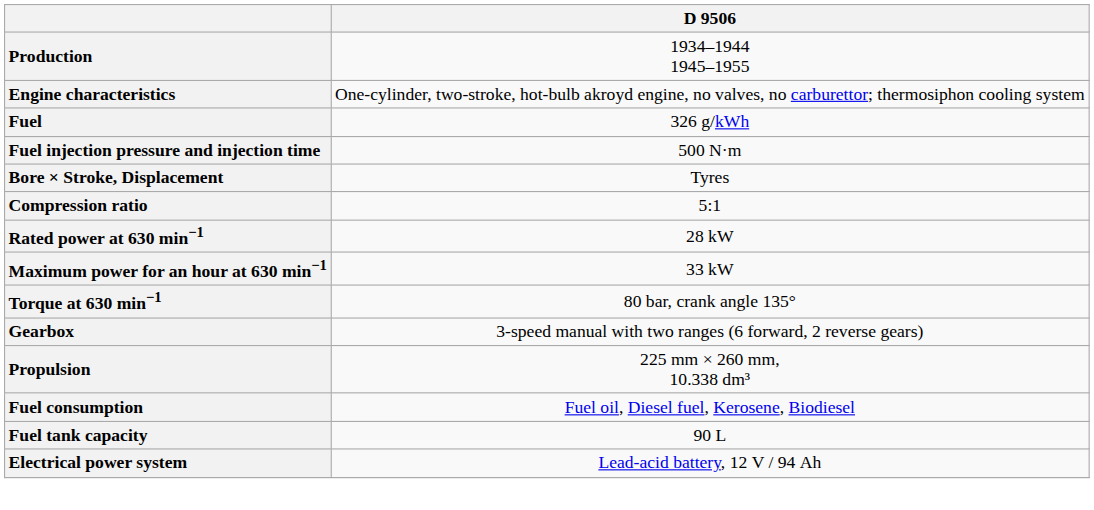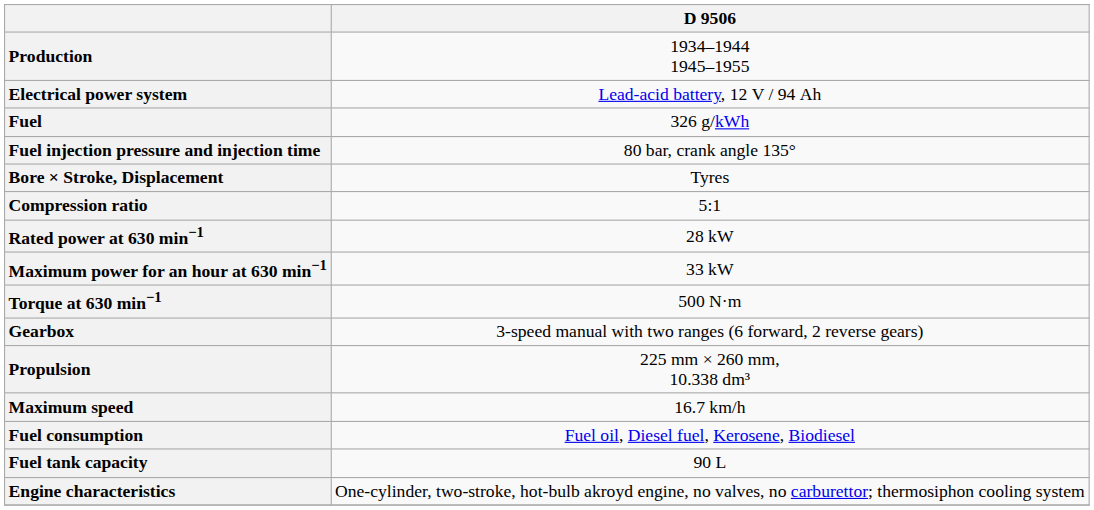rows swapped: (92, 94) <-> (98, 463)
(710, 149) 500 N·m -> (710, 149) 80 bar, crank angle 135°
(710, 301) 80 bar, crank angle 135° -> (710, 301) 500 N·m
+ row: (71, 407)
